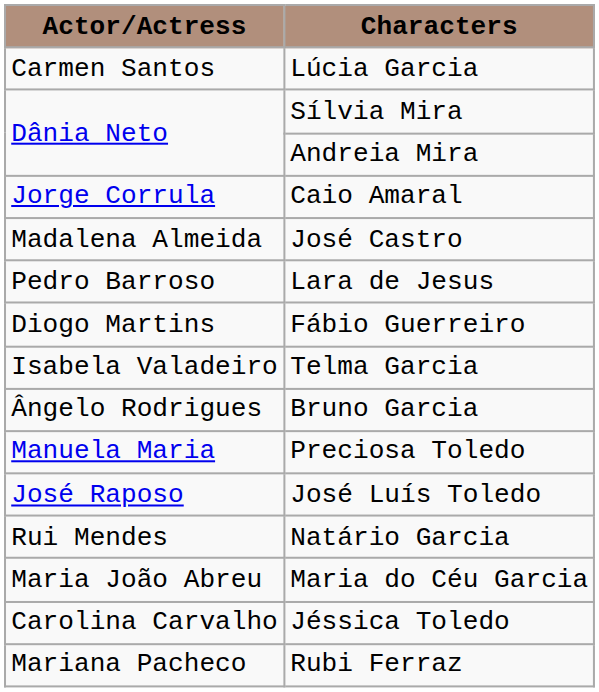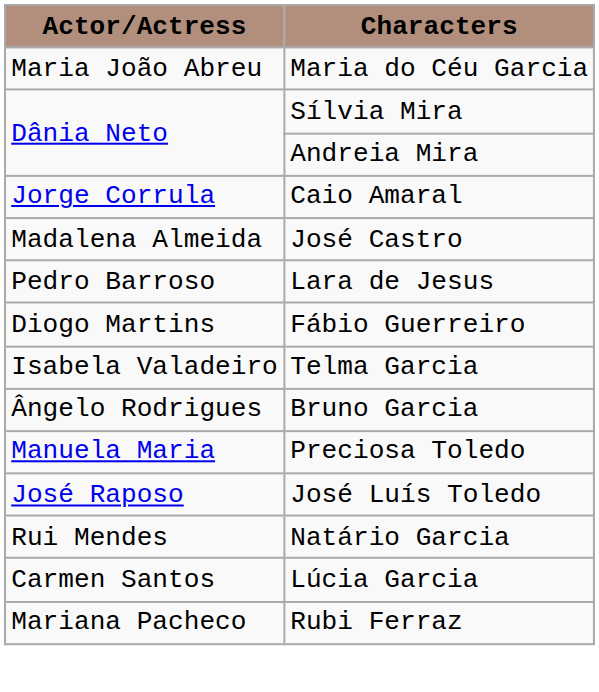rows swapped: (439, 580) <-> (384, 69)
- row: (400, 623)
